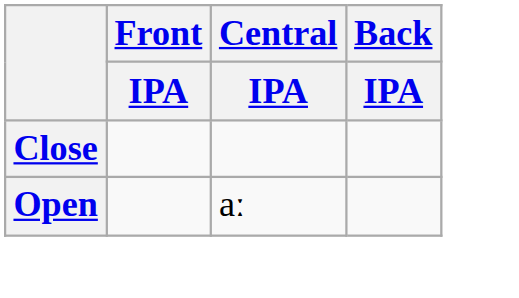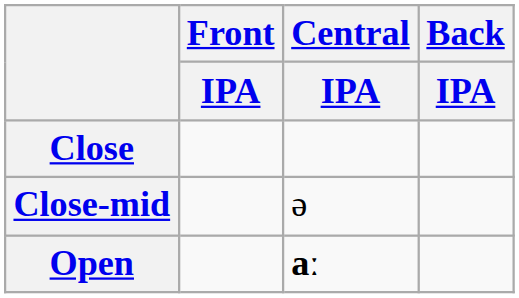+ row: (92, 205)
(232, 205) normal -> (305, 262) bold
